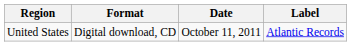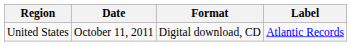columns swapped: (221, 13) <-> (125, 13)
